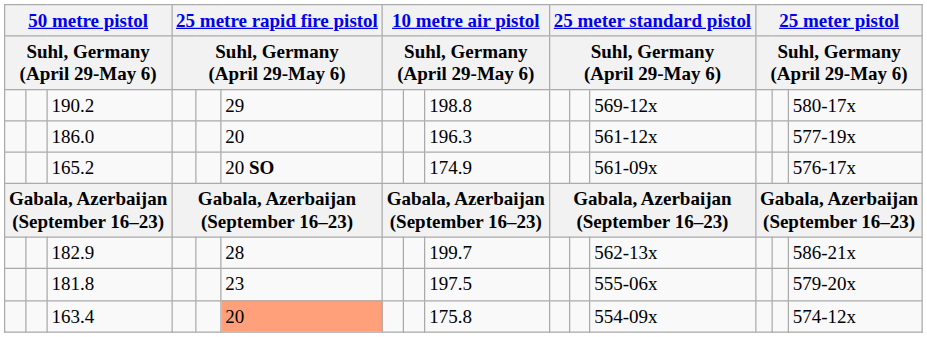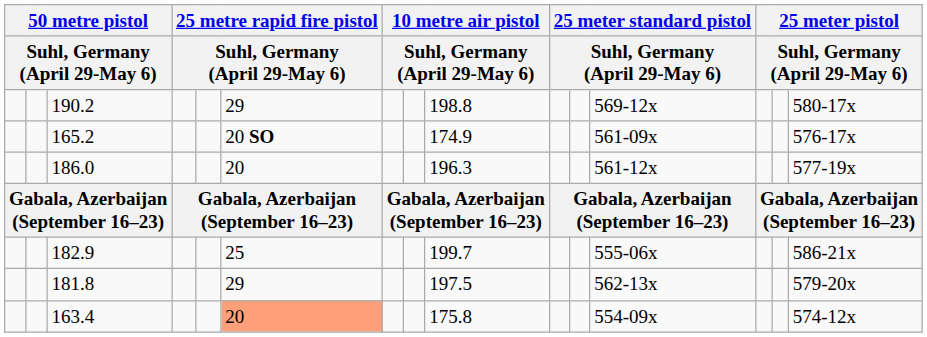rows swapped: (73, 136) <-> (73, 168)
(235, 253) 28 -> (235, 253) 25
(626, 253) 562-13x -> (626, 253) 555-06x
(235, 284) 23 -> (235, 284) 29
(626, 284) 555-06x -> (626, 284) 562-13x
